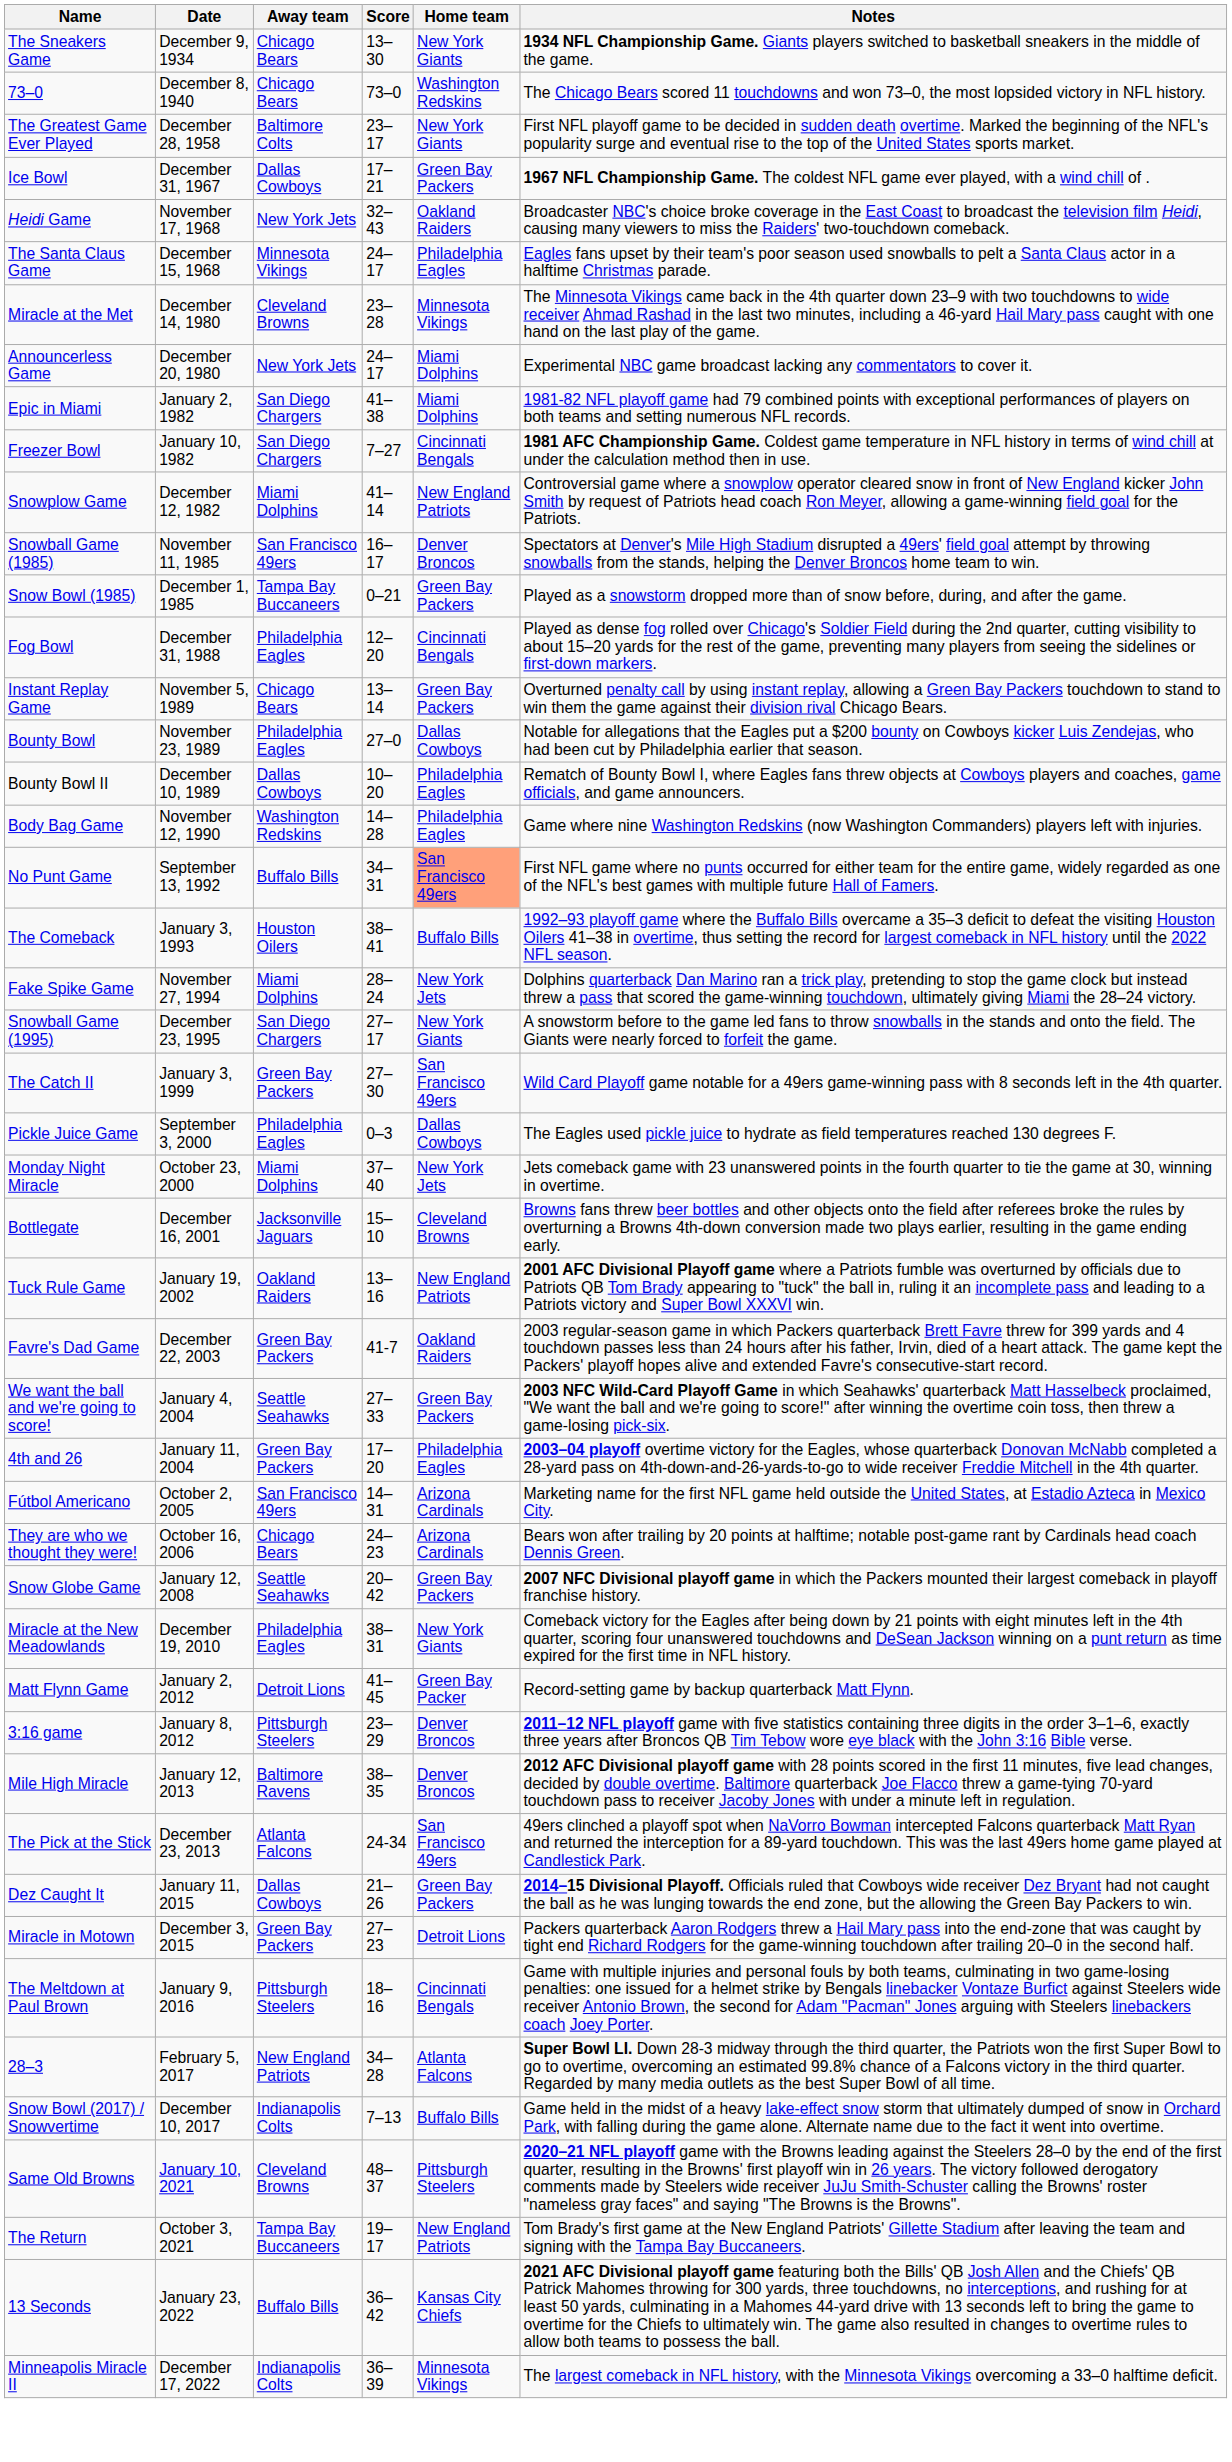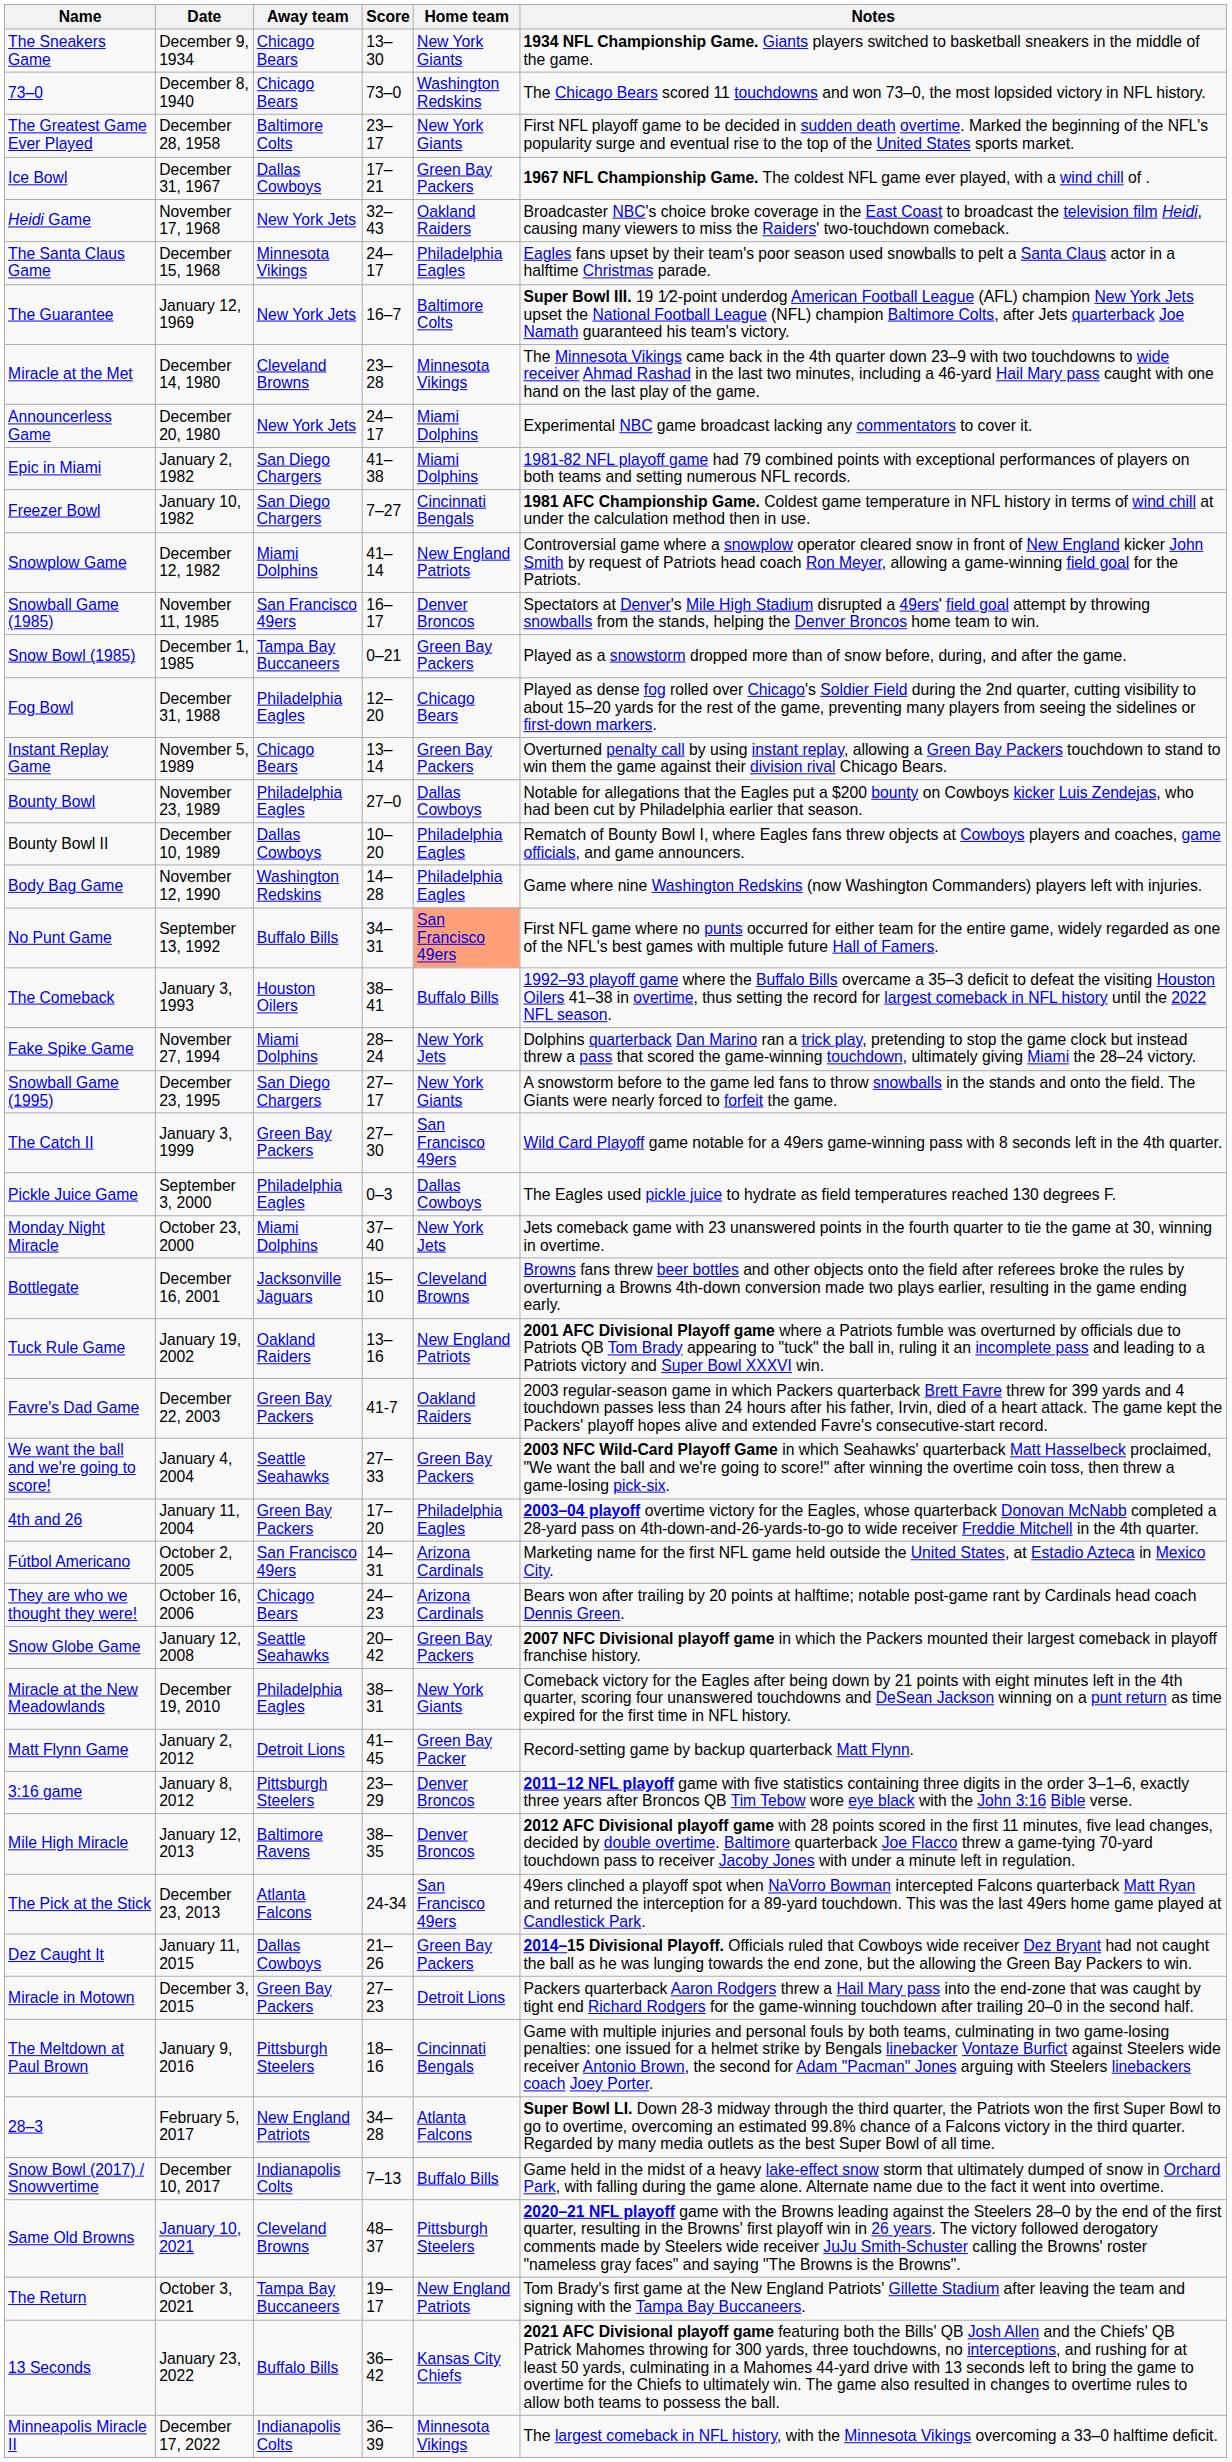+ row: (61, 314)
(452, 647) Cincinnati Bengals -> (446, 707) Chicago Bears
